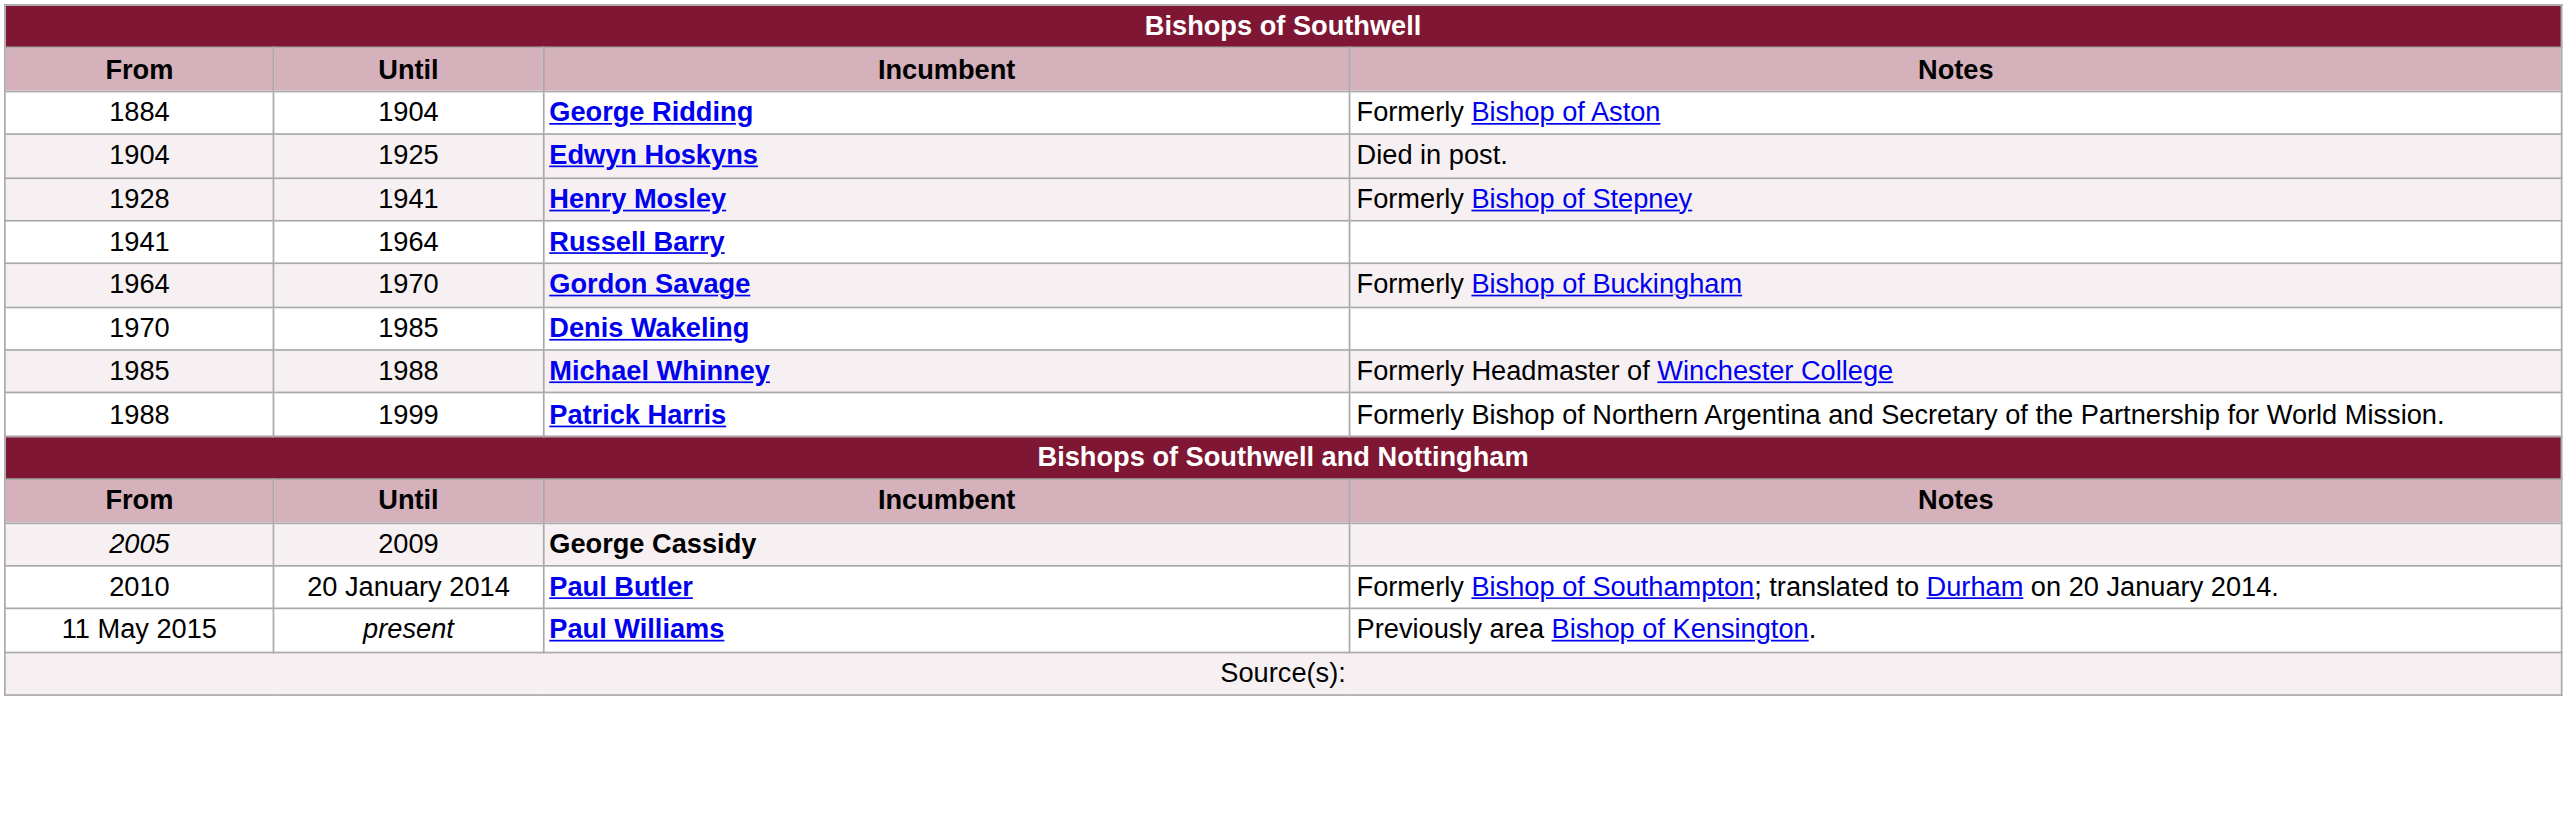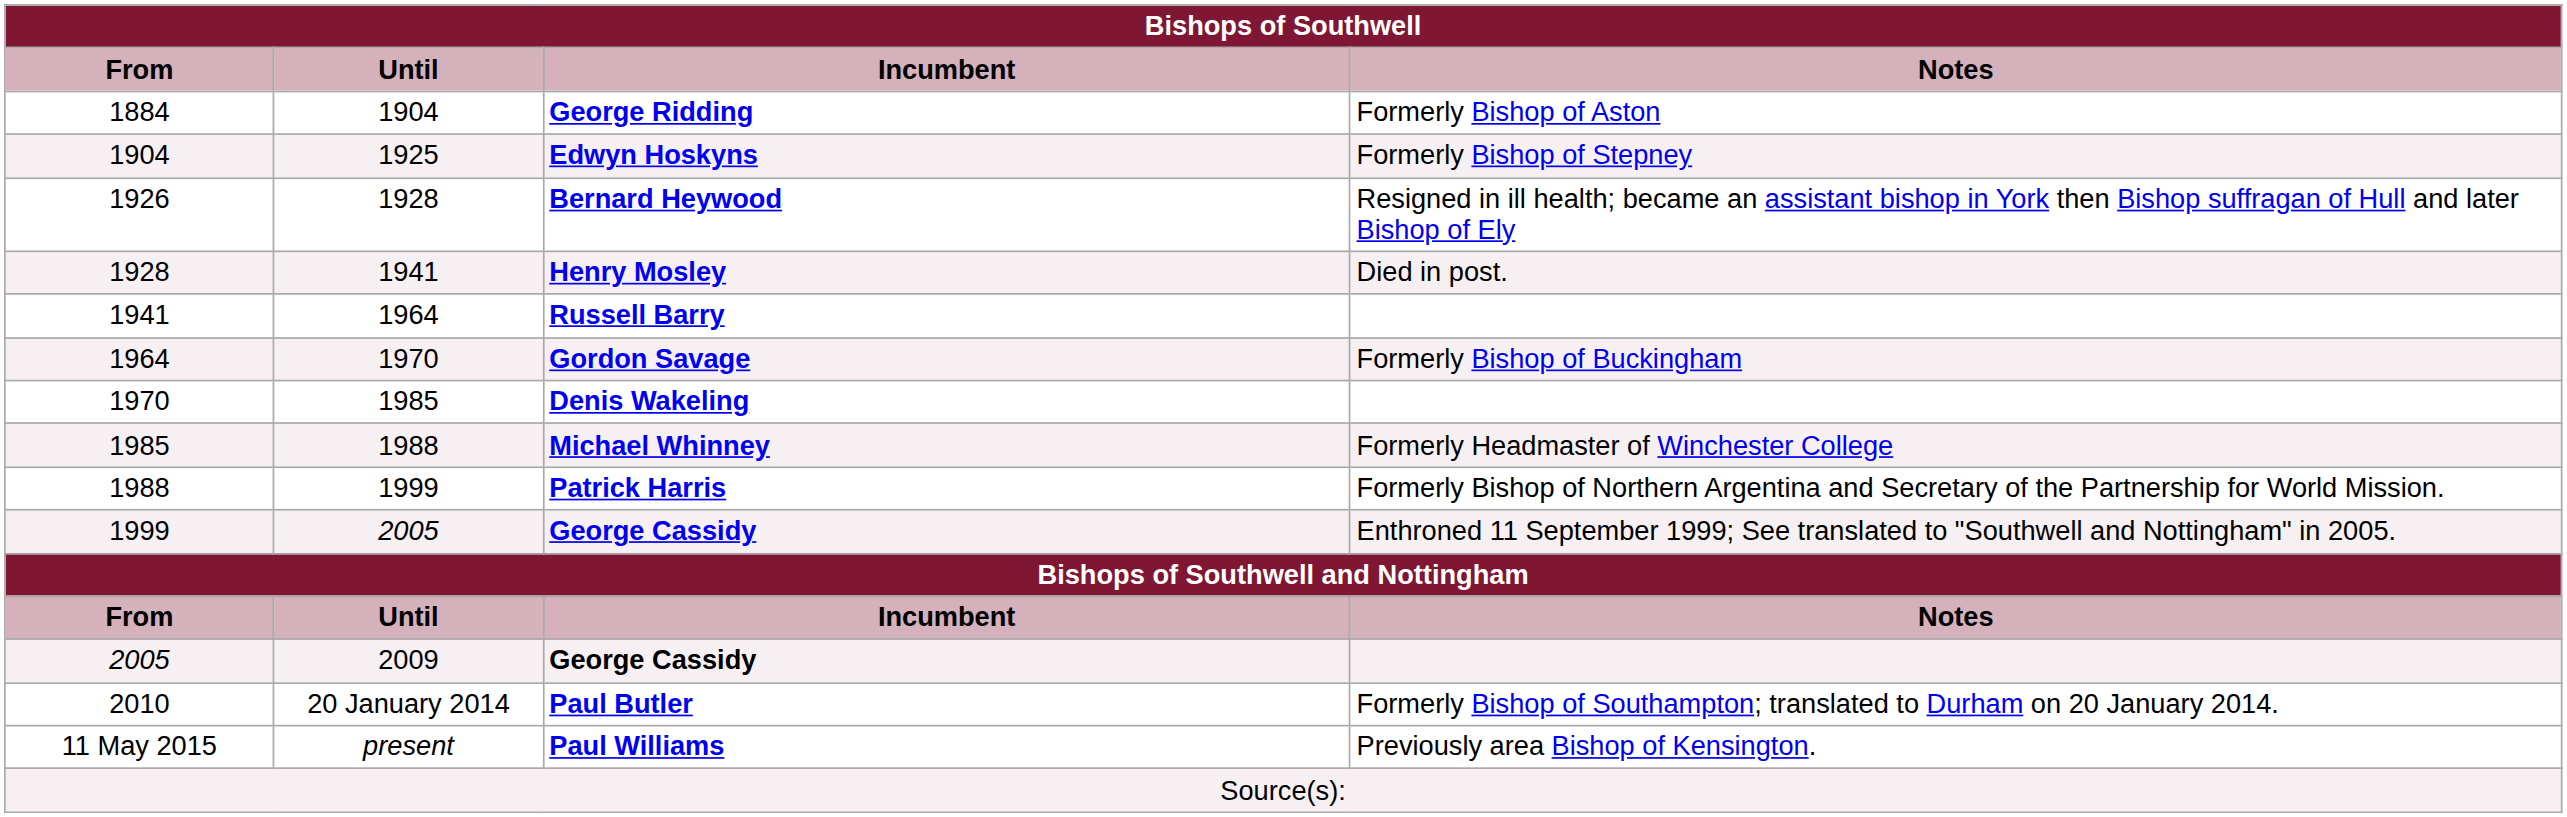(1432, 155) Died in post. -> (1524, 155) Formerly Bishop of Stepney
+ row: (139, 198)
(1524, 198) Formerly Bishop of Stepney -> (1432, 272) Died in post.
+ row: (139, 531)
